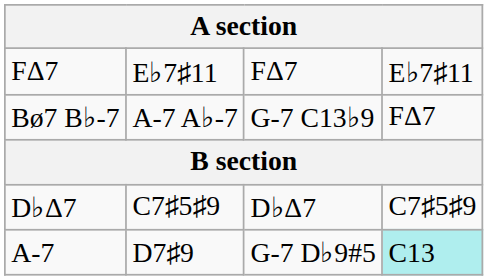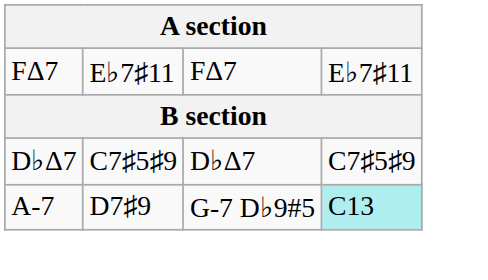- row: (65, 117)
